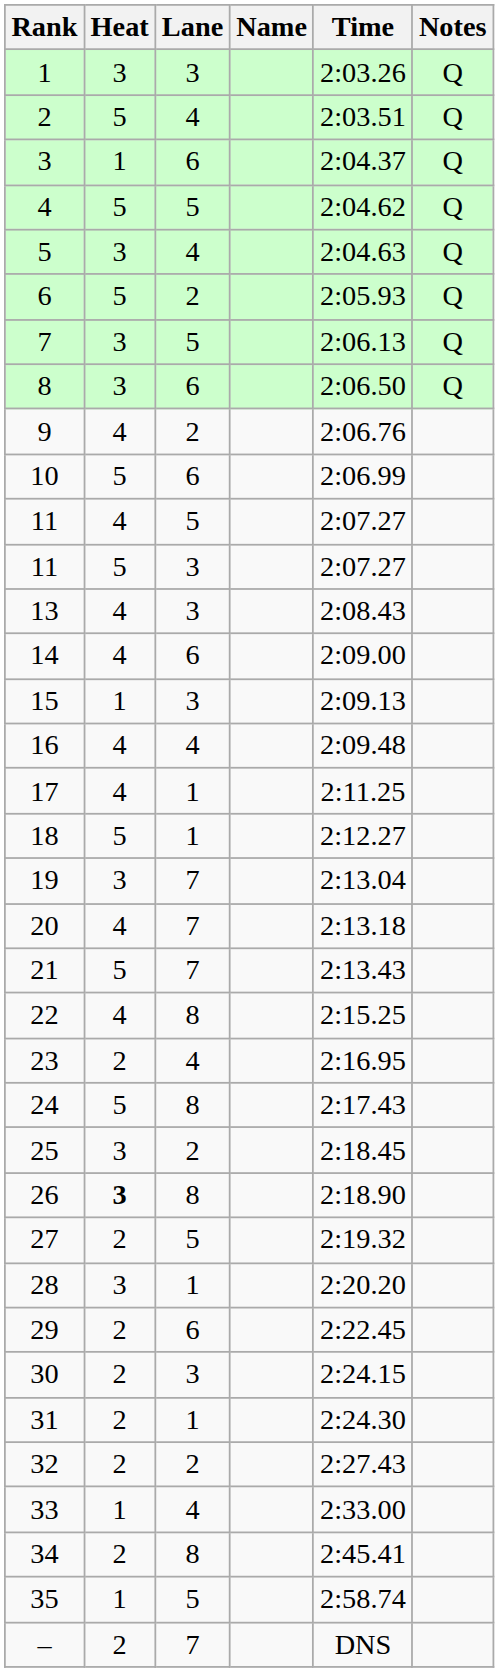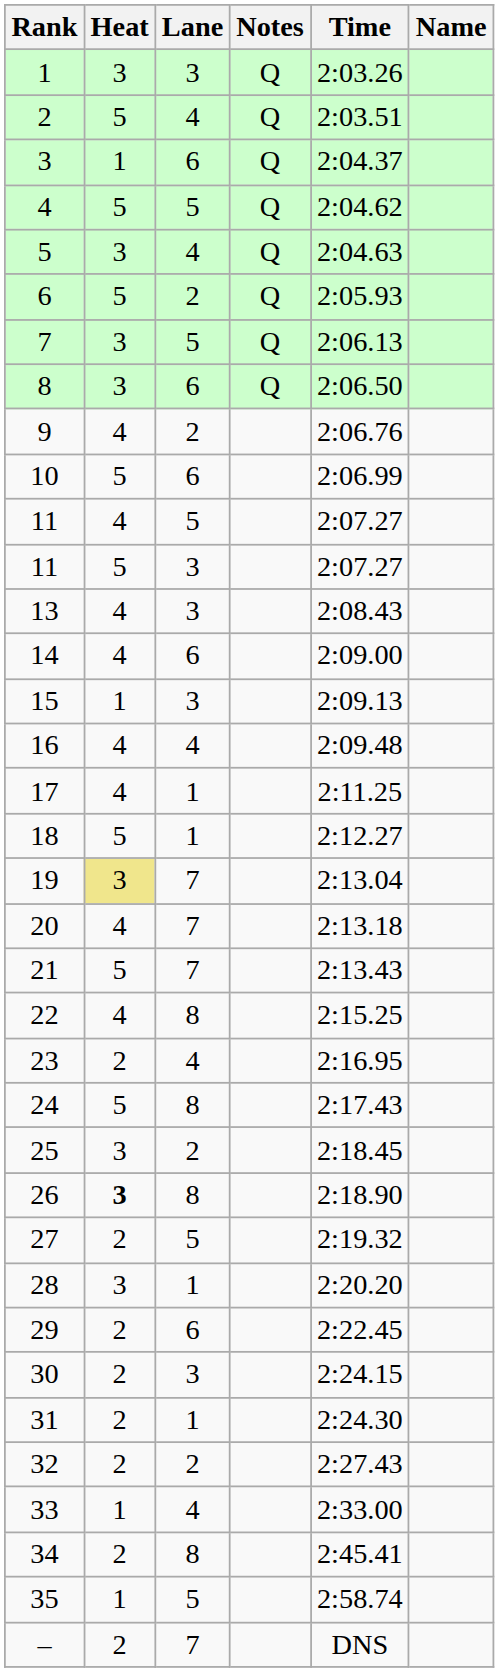columns swapped: (272, 26) <-> (453, 26)
(120, 880) no background -> (120, 880) khaki background
